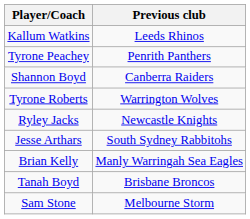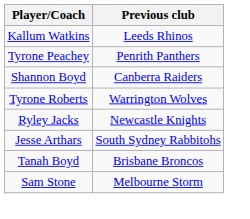- row: (48, 161)
